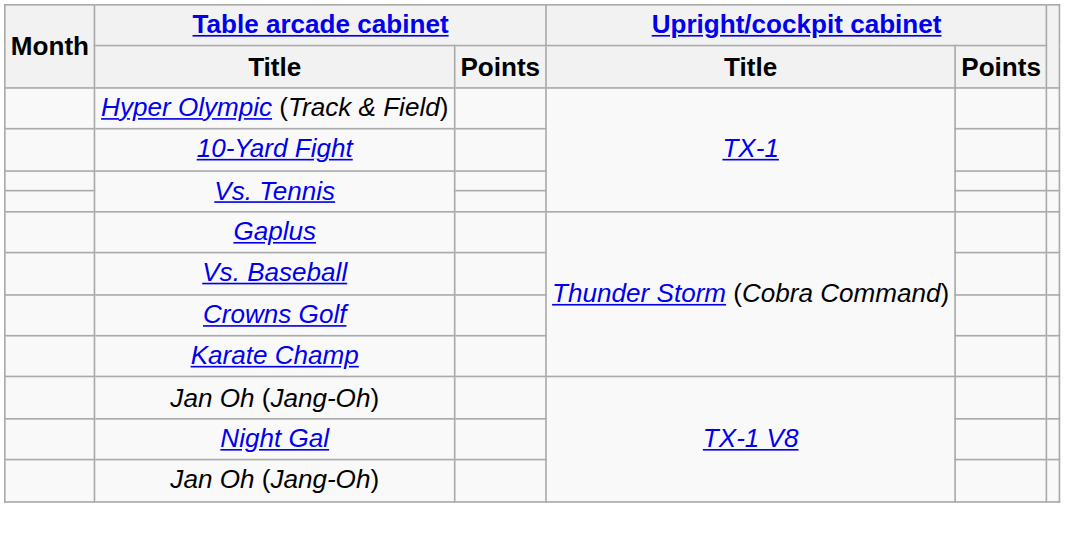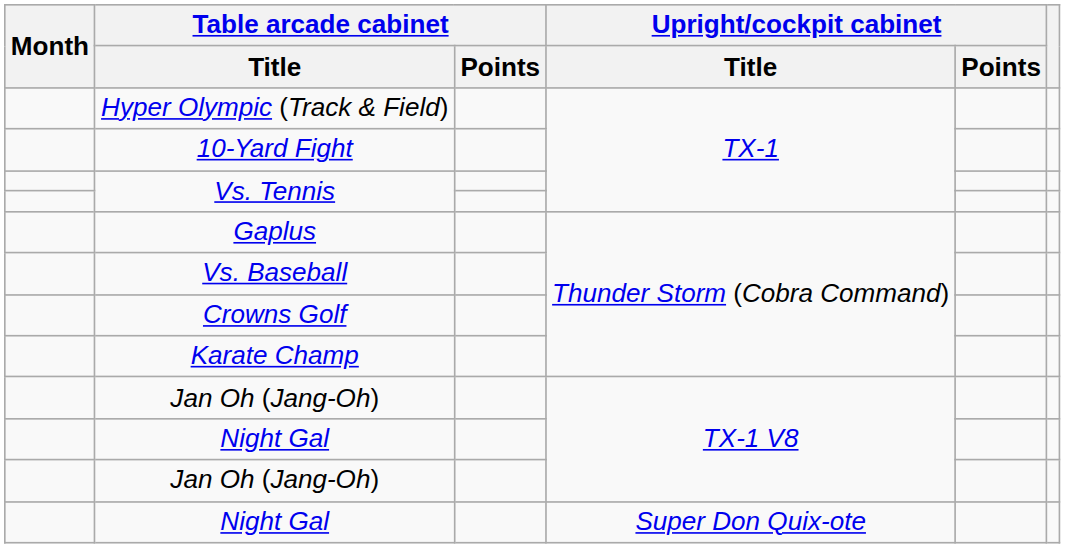+ row: (275, 521)
